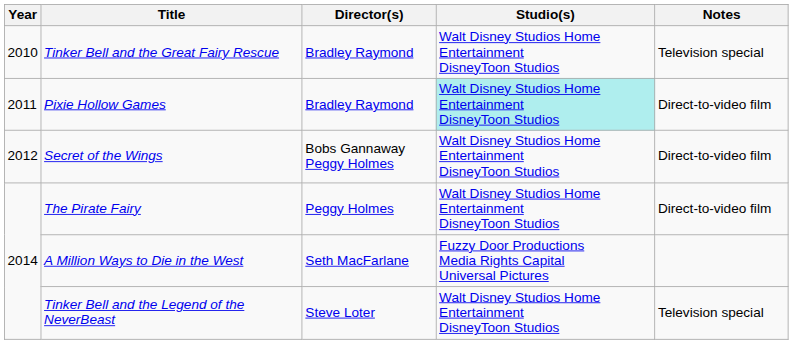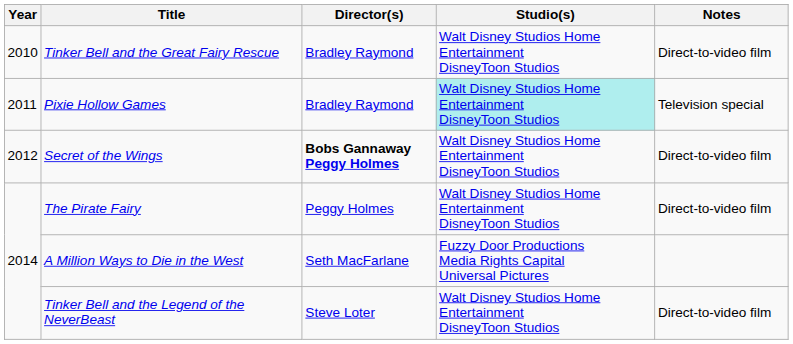(711, 52) Television special -> (715, 52) Direct-to-video film
(715, 104) Direct-to-video film -> (711, 104) Television special
(355, 156) normal -> (358, 156) bold
(711, 312) Television special -> (715, 312) Direct-to-video film
